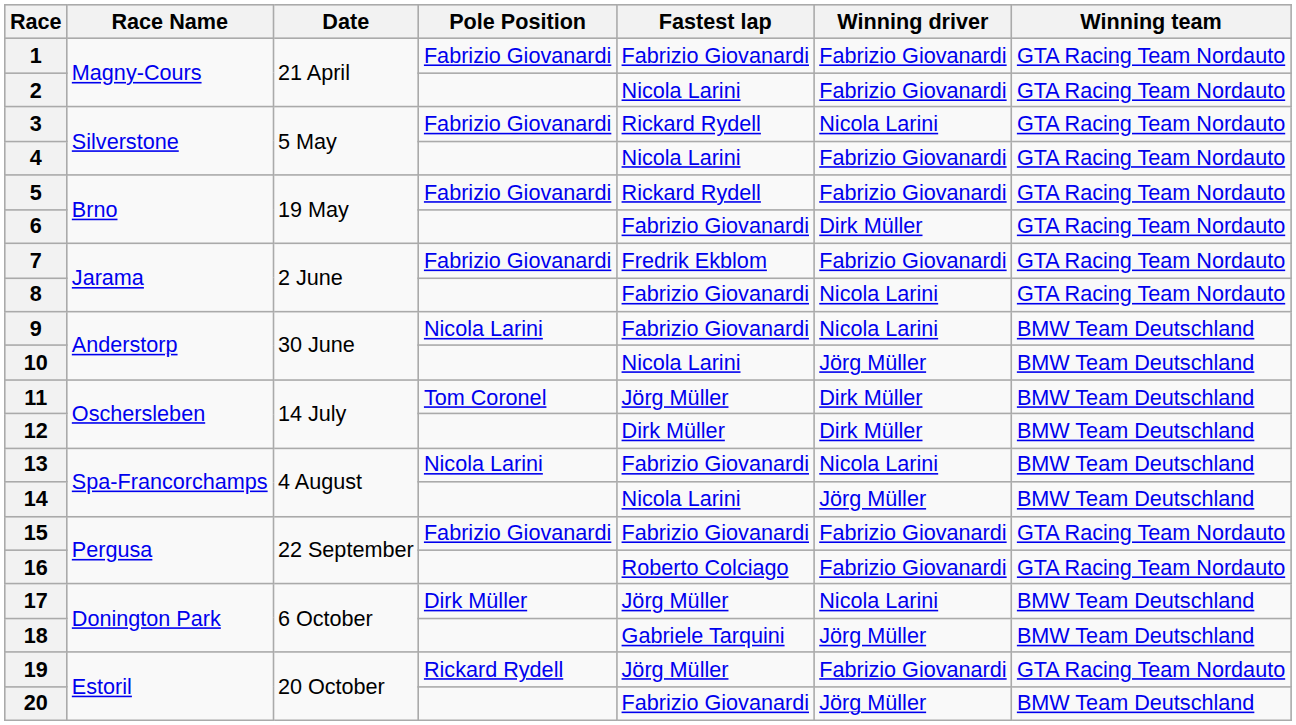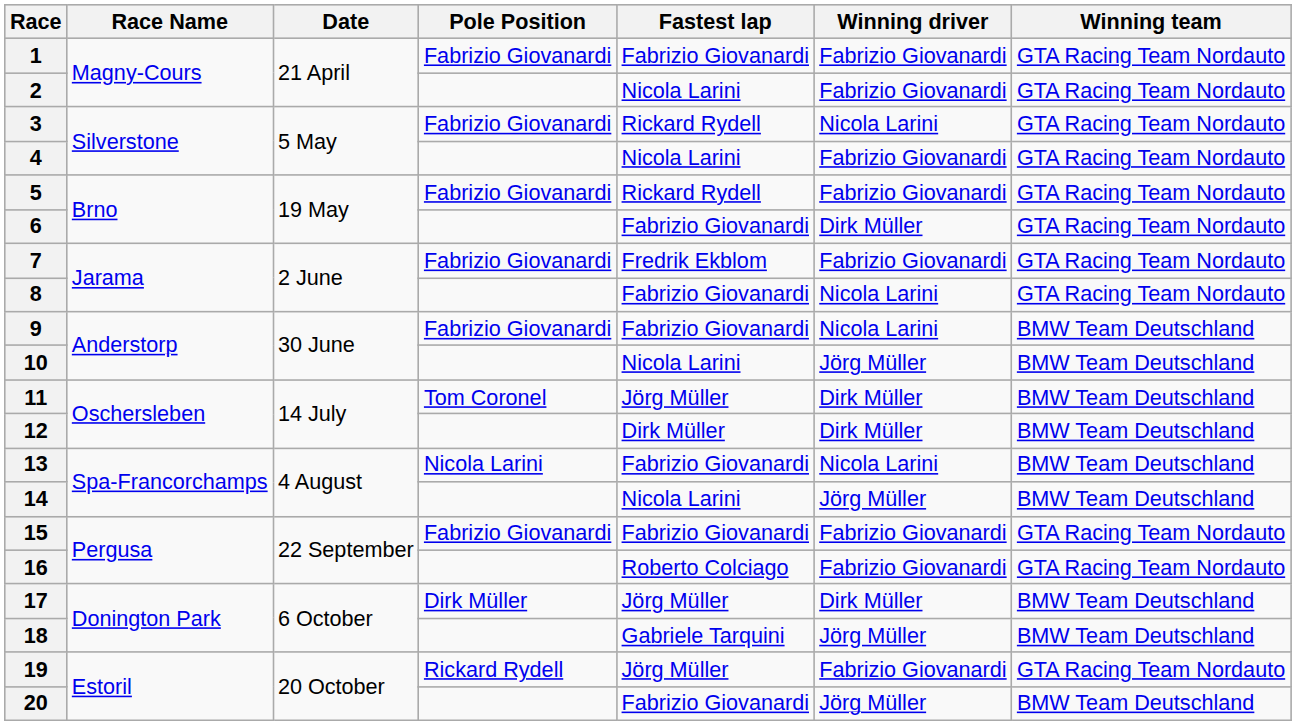(483, 328) Nicola Larini -> (518, 328) Fabrizio Giovanardi
(879, 601) Nicola Larini -> (871, 601) Dirk Müller
